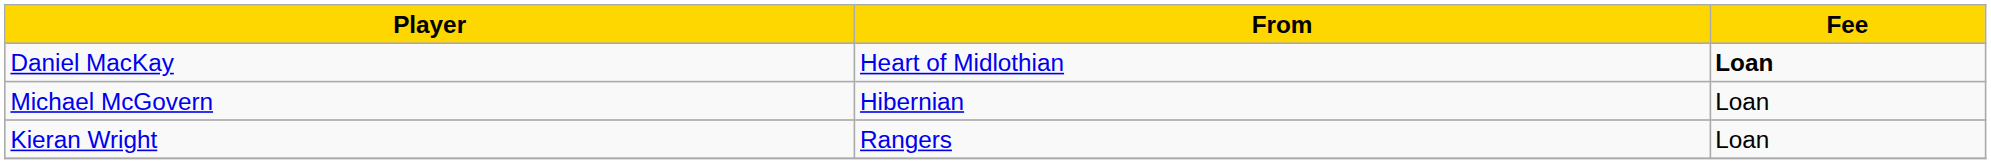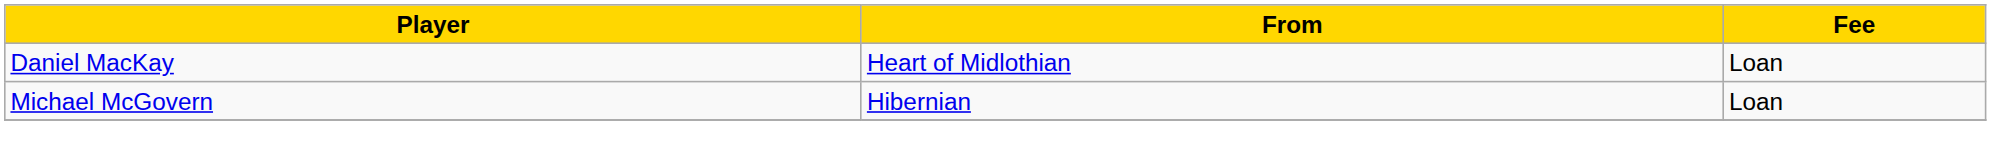(1744, 63) bold -> (1756, 63) normal
- row: (84, 140)
